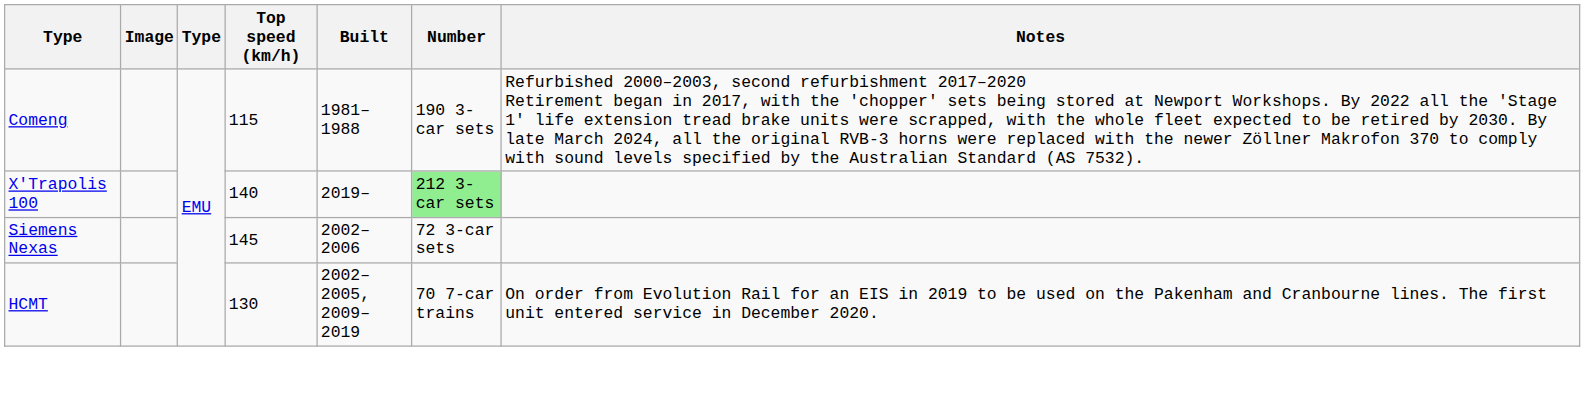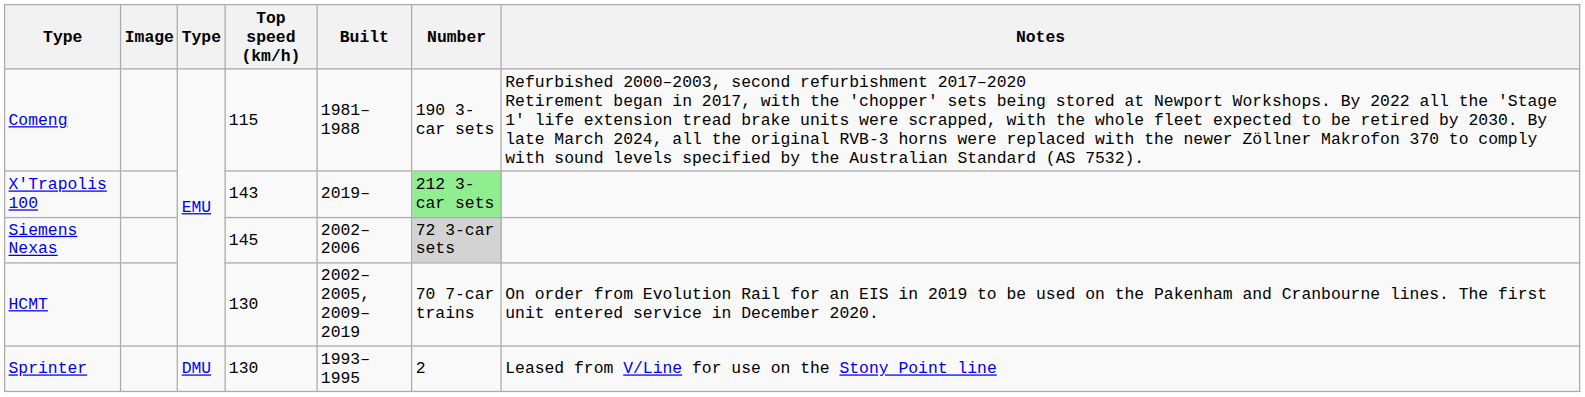(244, 194) 140 -> (244, 194) 143
(455, 240) no background -> (455, 240) lightgrey background
+ row: (48, 369)
